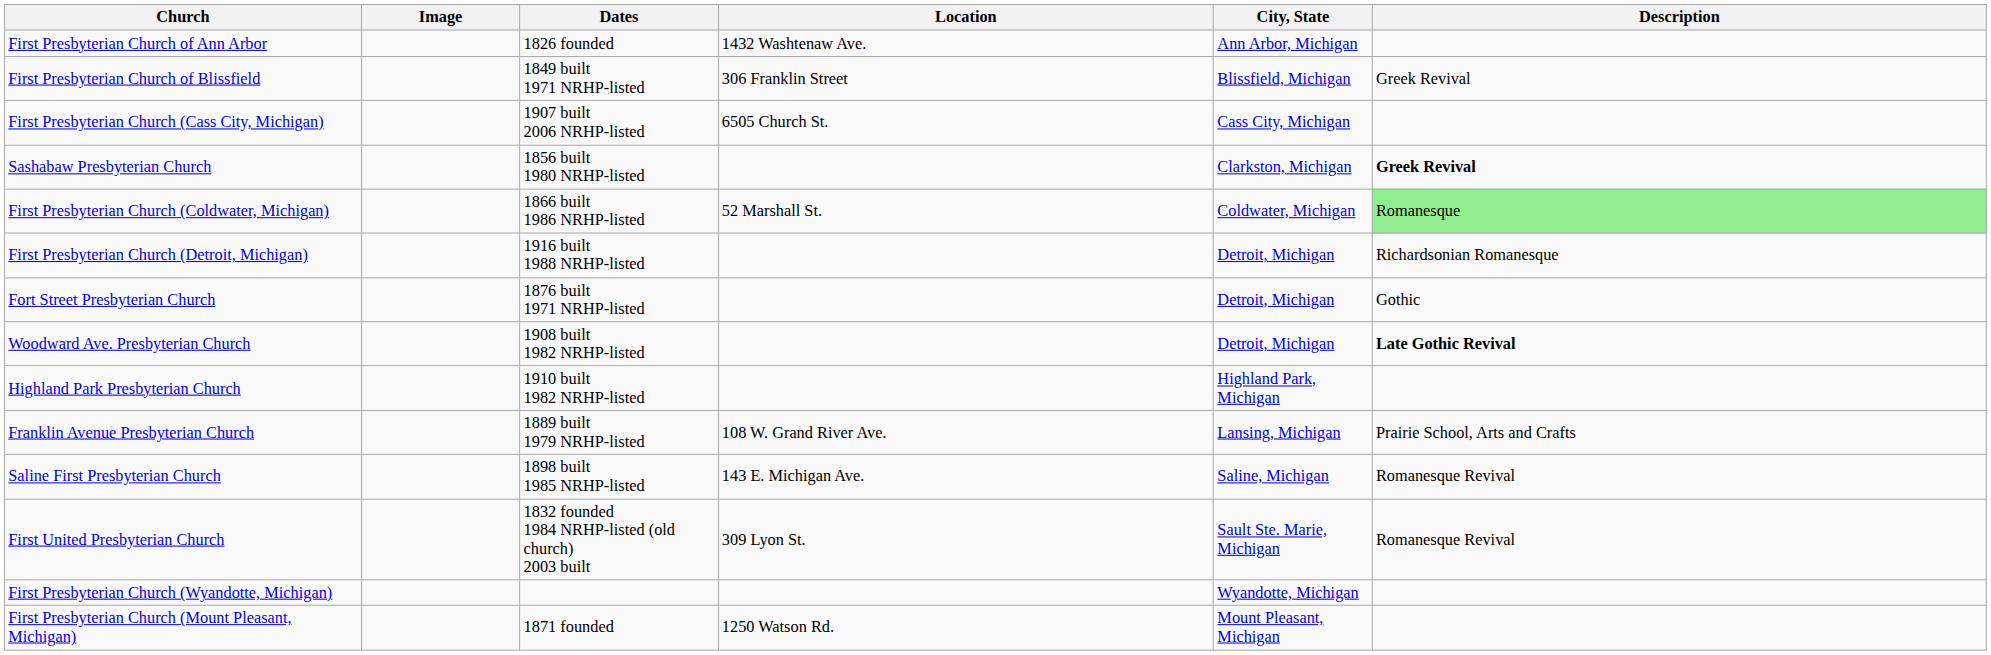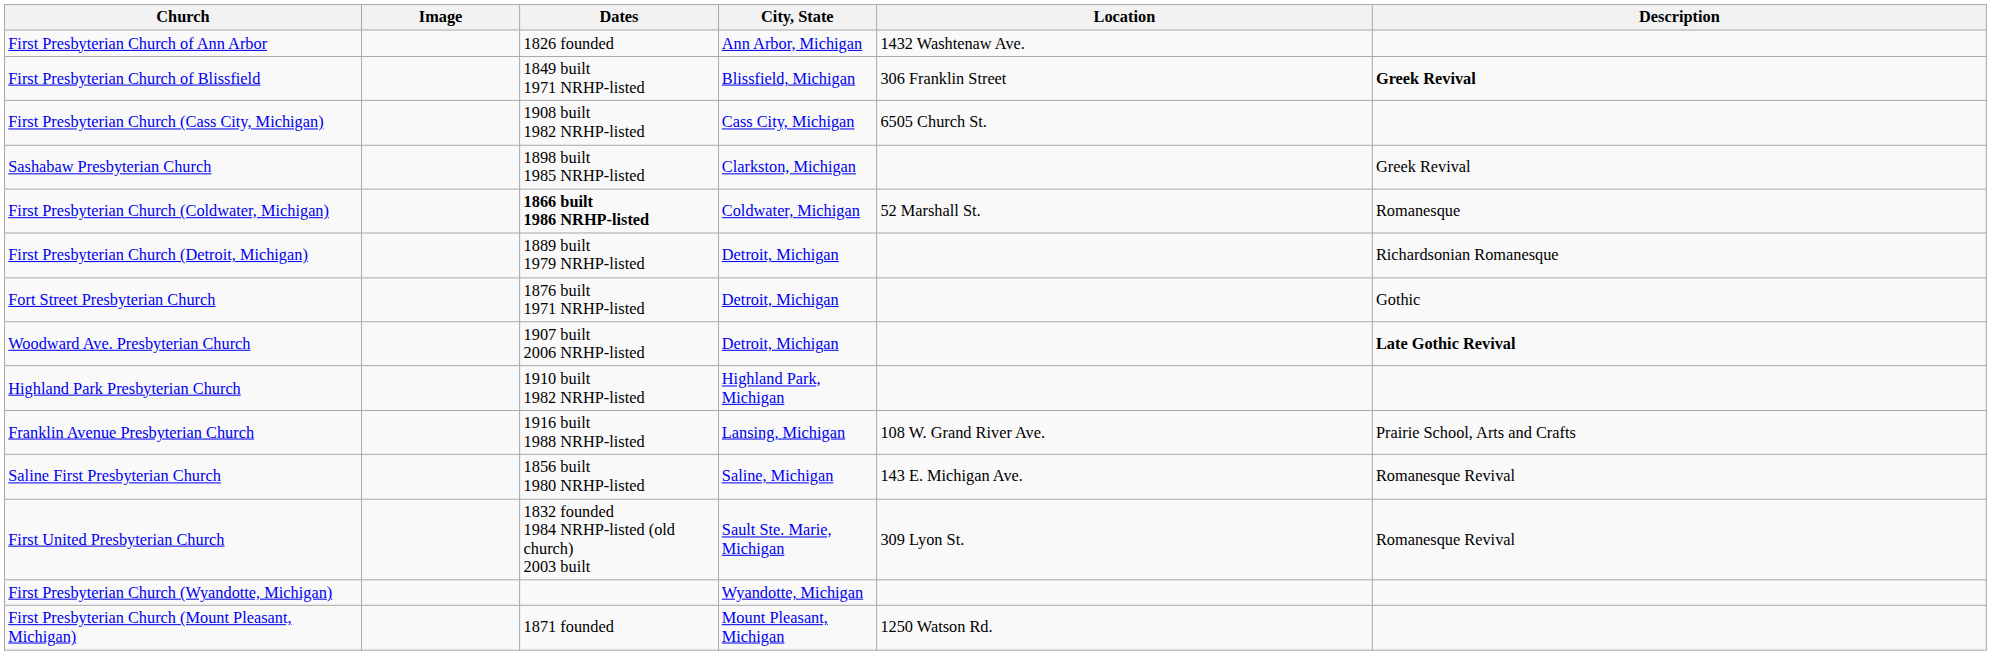columns swapped: (966, 17) <-> (1293, 17)
(1423, 78) normal -> (1426, 78) bold
(584, 122) 1907 built 2006 NRHP-listed -> (584, 122) 1908 built 1982 NRHP-listed
(584, 166) 1856 built 1980 NRHP-listed -> (584, 166) 1898 built 1985 NRHP-listed
(1426, 166) bold -> (1423, 166) normal
(584, 211) normal -> (586, 211) bold
(1418, 211) lightgreen background -> (1418, 211) no background
(584, 255) 1916 built 1988 NRHP-listed -> (584, 255) 1889 built 1979 NRHP-listed
(584, 343) 1908 built 1982 NRHP-listed -> (584, 343) 1907 built 2006 NRHP-listed
(584, 432) 1889 built 1979 NRHP-listed -> (584, 432) 1916 built 1988 NRHP-listed
(584, 476) 1898 built 1985 NRHP-listed -> (584, 476) 1856 built 1980 NRHP-listed
